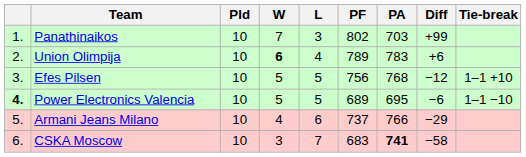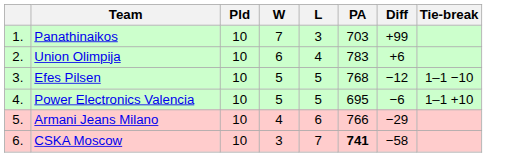- column: (358, 15)
(279, 57) bold -> (279, 57) normal
(488, 78) 1–1 +10 -> (449, 78) 1–1 −10
(18, 99) bold -> (18, 99) normal
(488, 99) 1–1 −10 -> (449, 99) 1–1 +10
